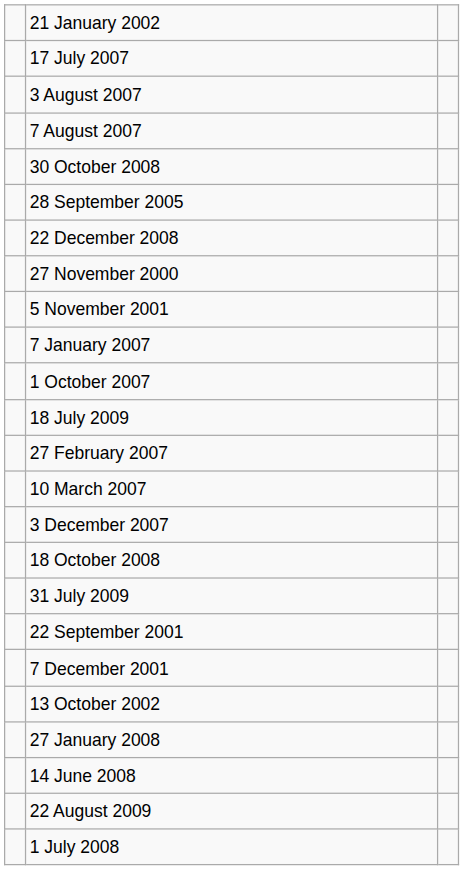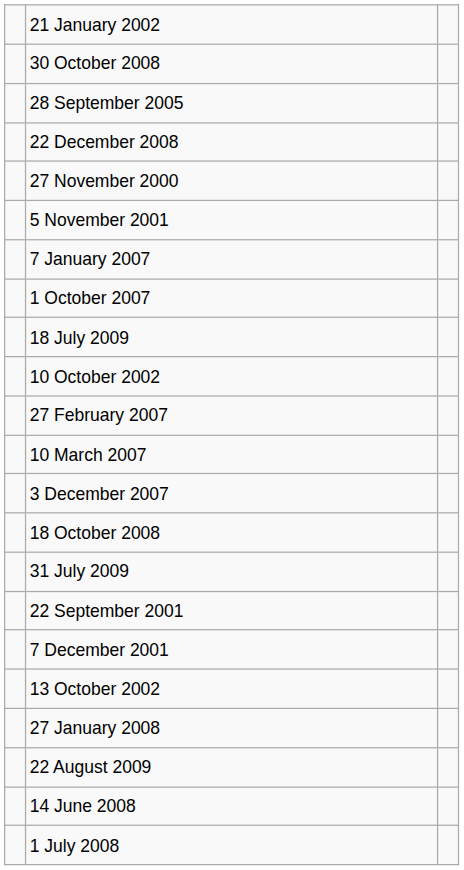- row: (79, 59)
- row: (86, 95)
- row: (86, 131)
+ row: (95, 376)
rows swapped: (91, 811) <-> (83, 775)
